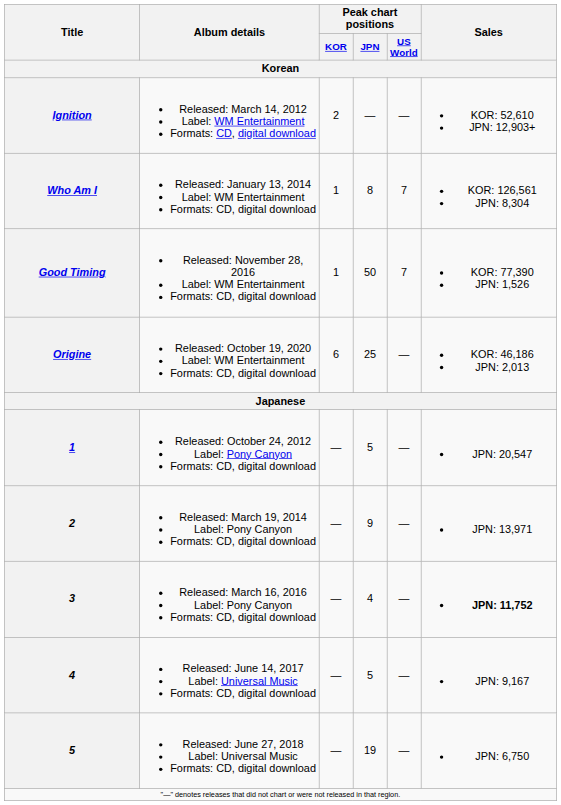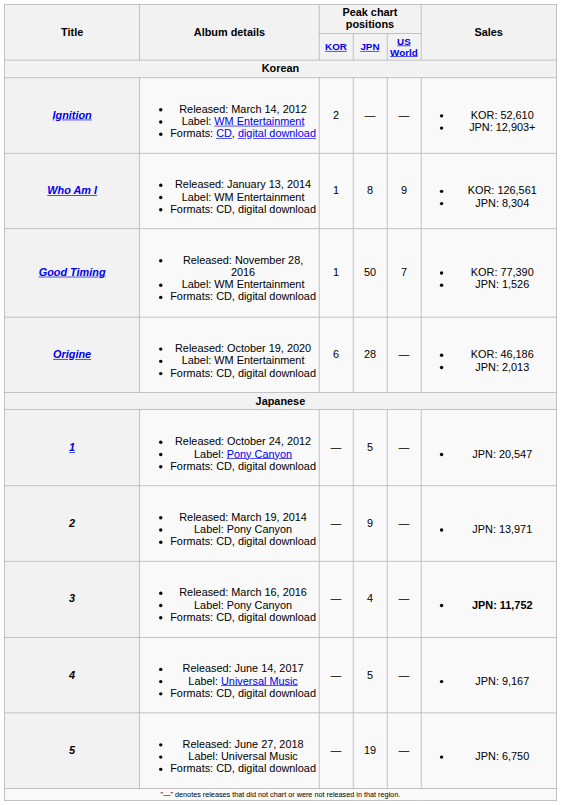(404, 191) 7 -> (404, 191) 9
(370, 354) 25 -> (370, 354) 28
